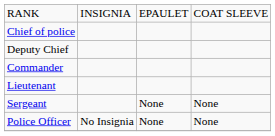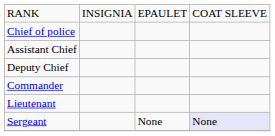+ row: (42, 49)
(206, 103) no background -> (205, 121) lavender background
- row: (39, 121)
